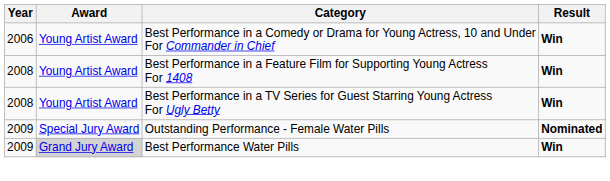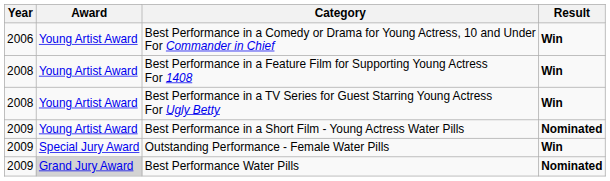+ row: (305, 128)
(572, 128) Nominated -> (552, 147) Win
(552, 147) Win -> (572, 166) Nominated
